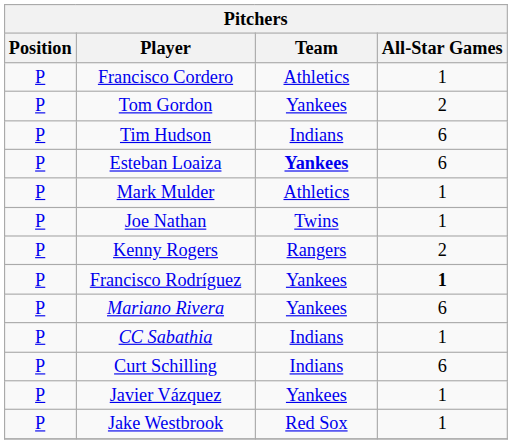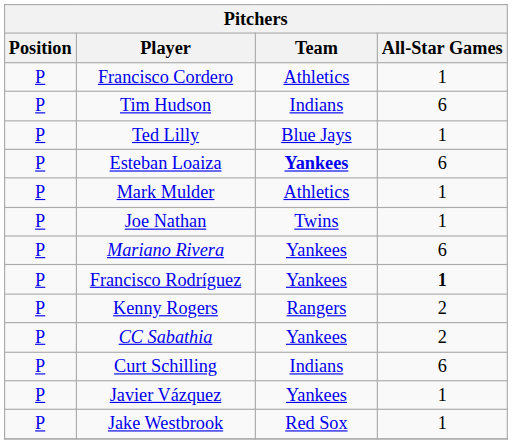- row: (166, 105)
+ row: (166, 134)
rows swapped: (166, 308) <-> (166, 250)
(316, 337) Indians -> (316, 337) Yankees
(442, 337) 1 -> (442, 337) 2
